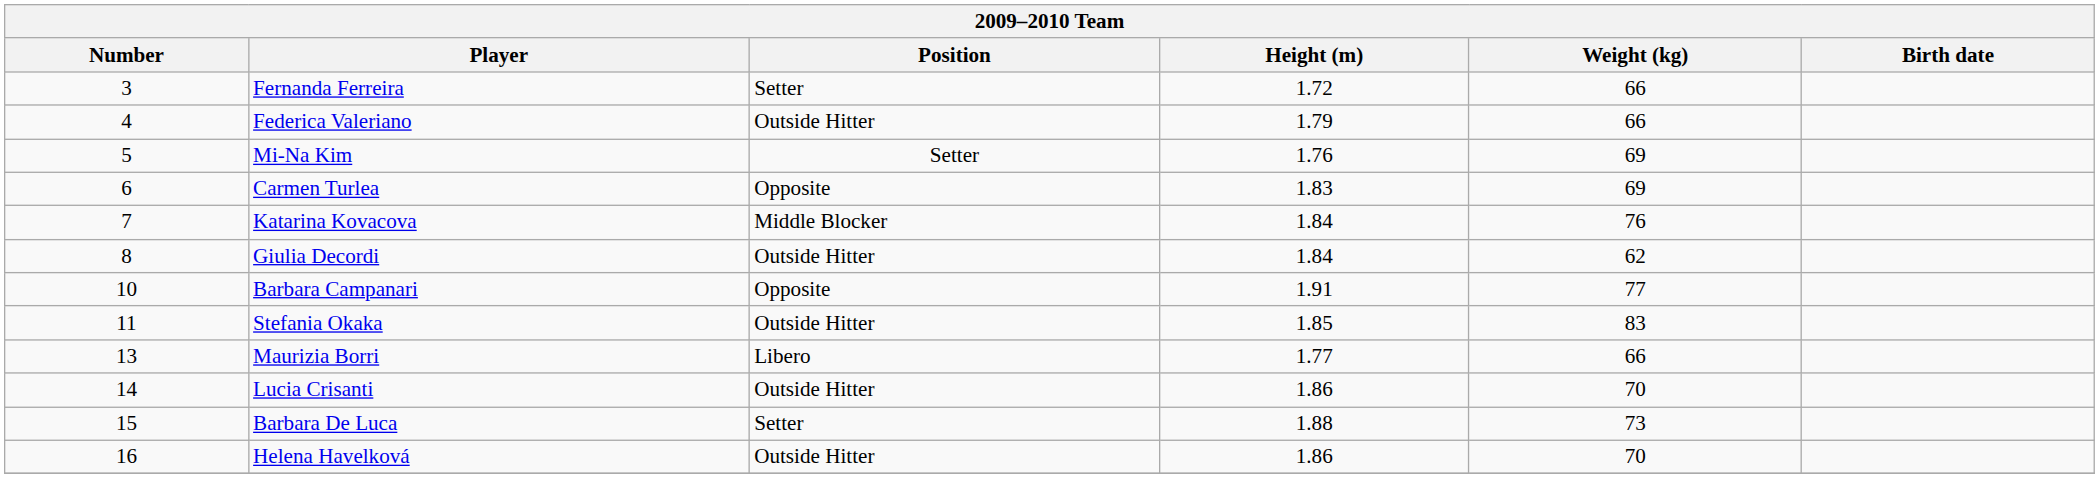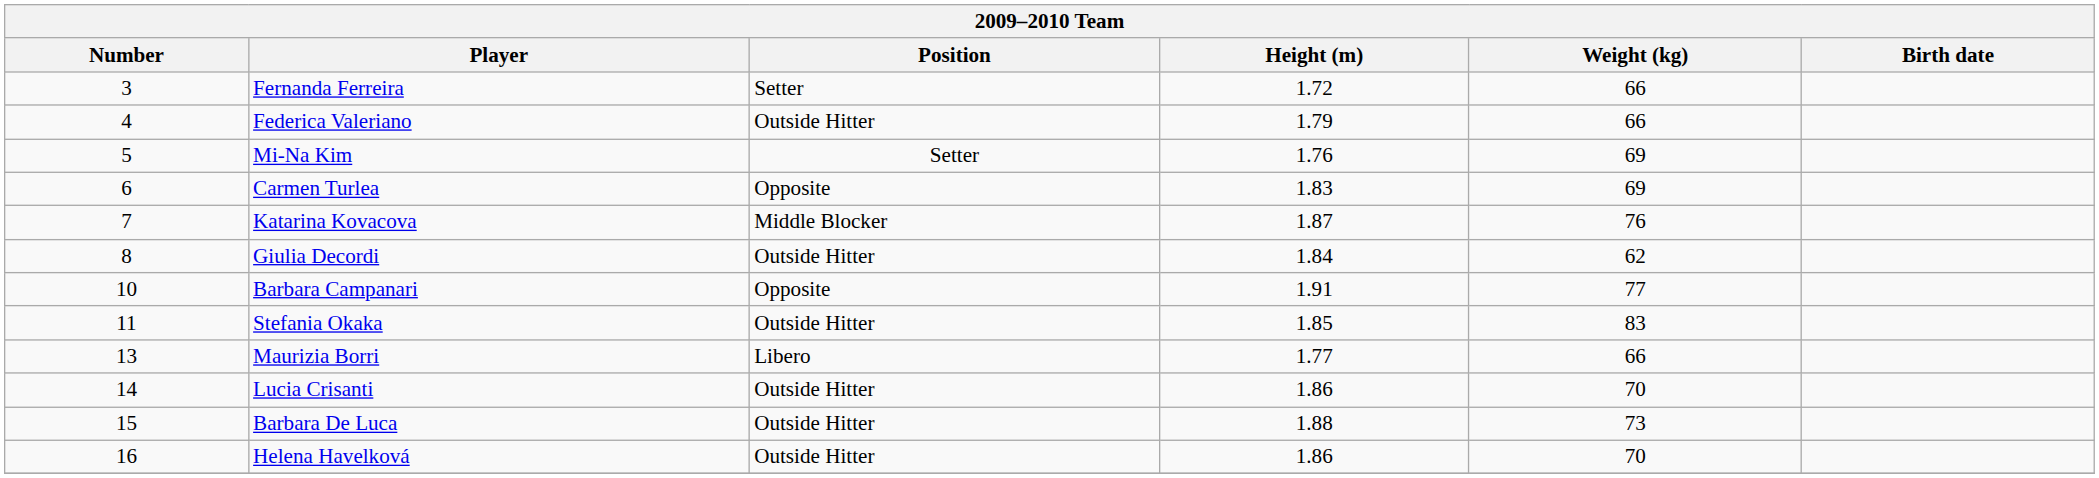(1314, 222) 1.84 -> (1314, 222) 1.87
(779, 423) Setter -> (814, 423) Outside Hitter
